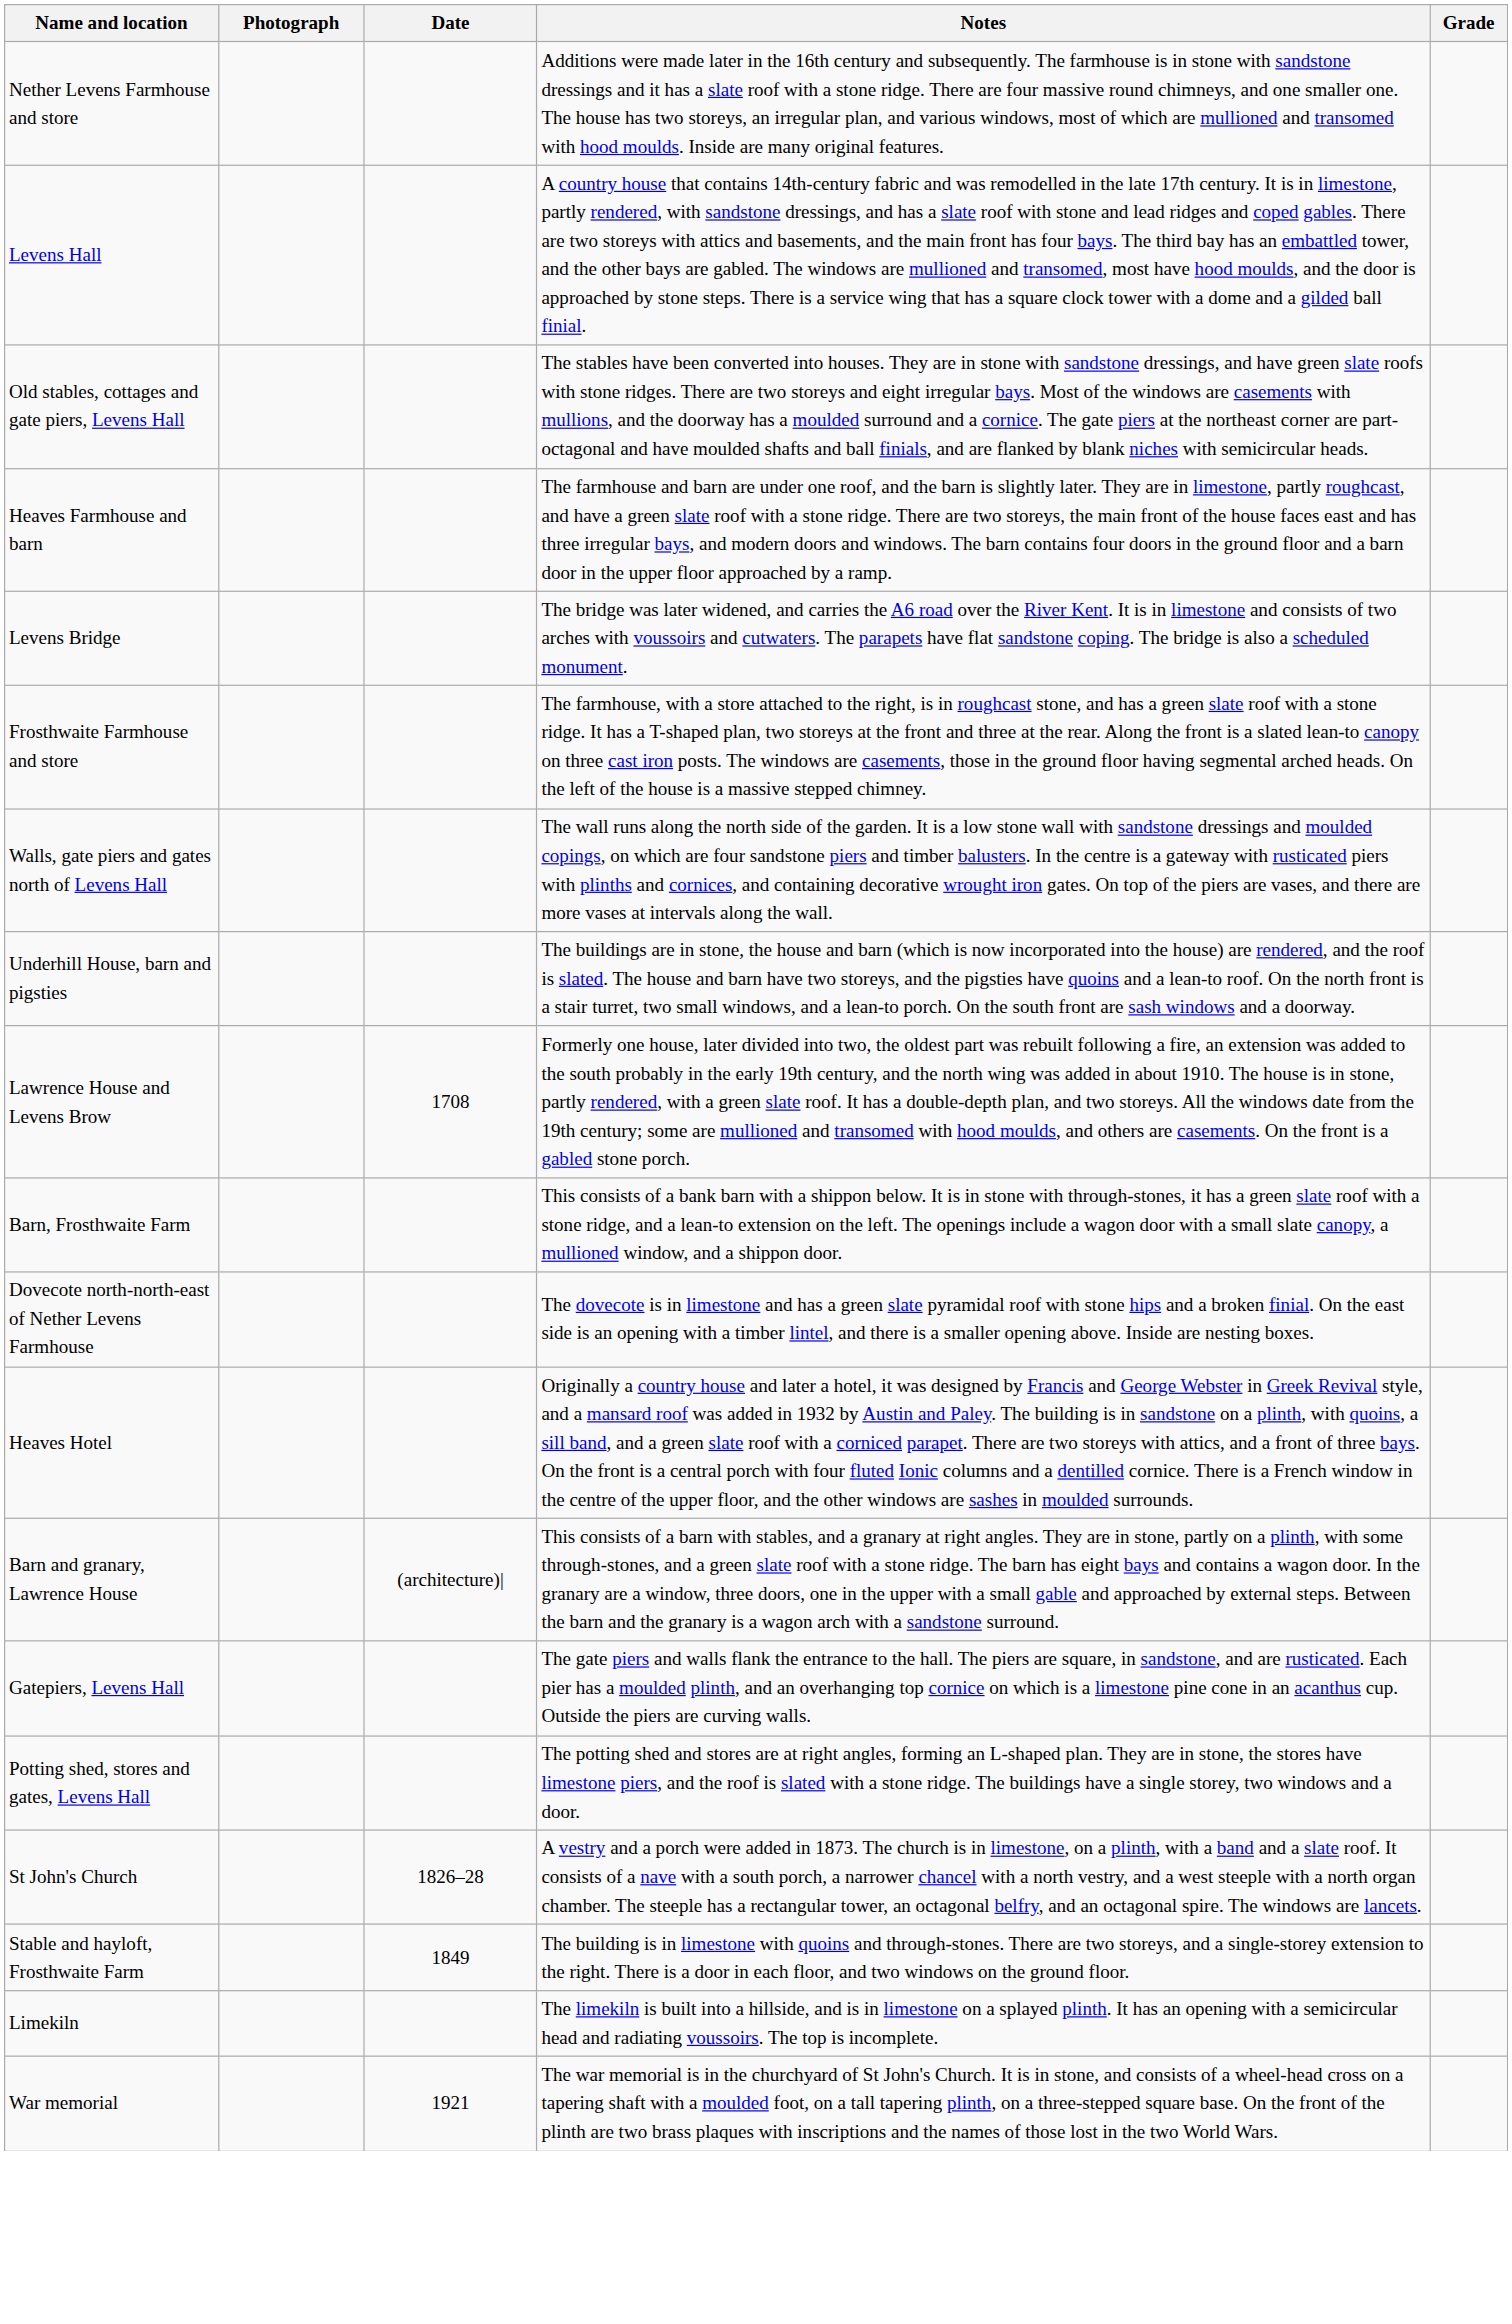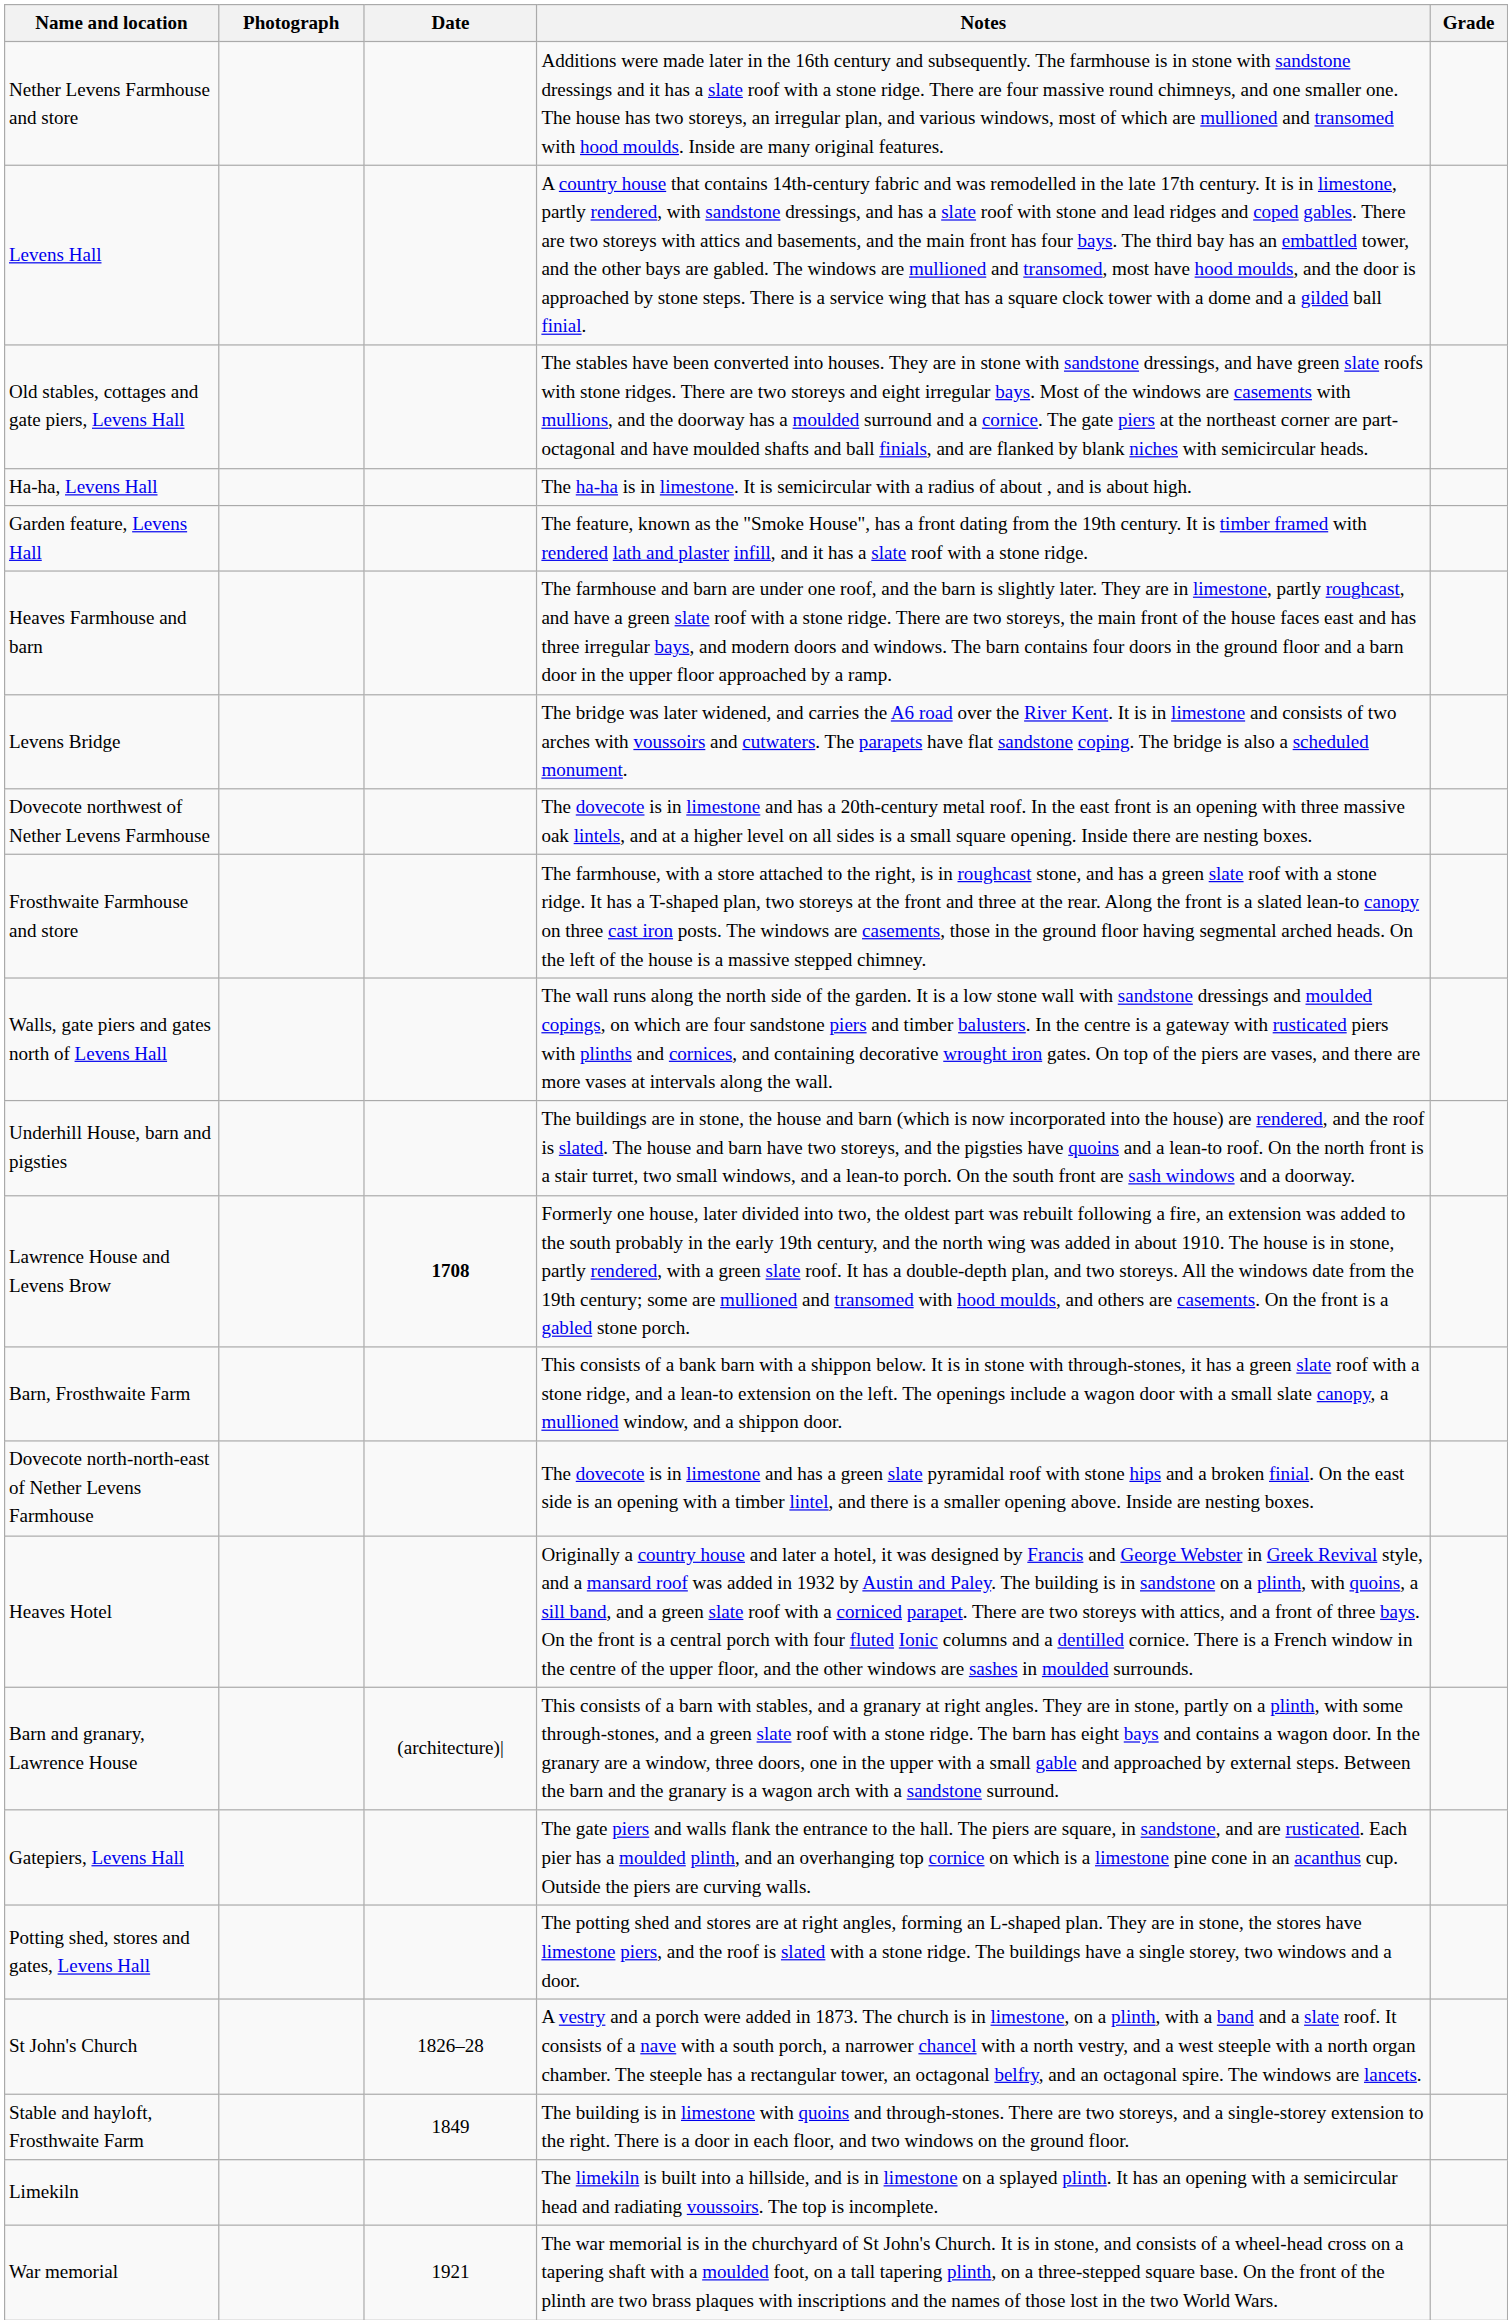+ row: (83, 486)
+ row: (98, 538)
+ row: (109, 821)
(451, 1101) normal -> (451, 1270) bold
